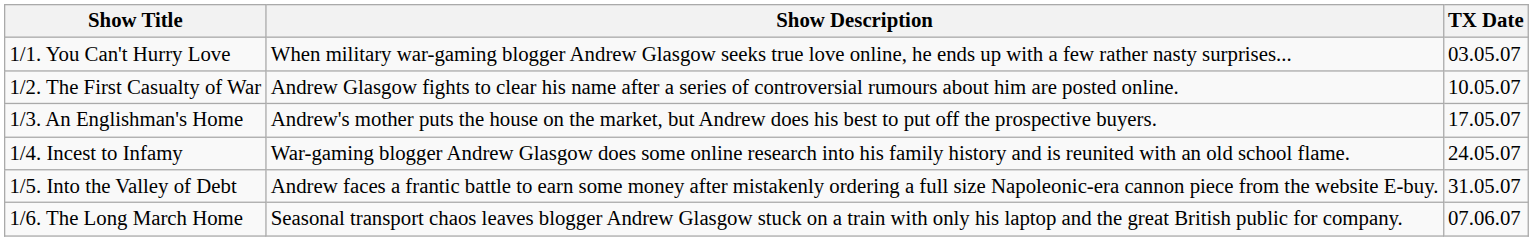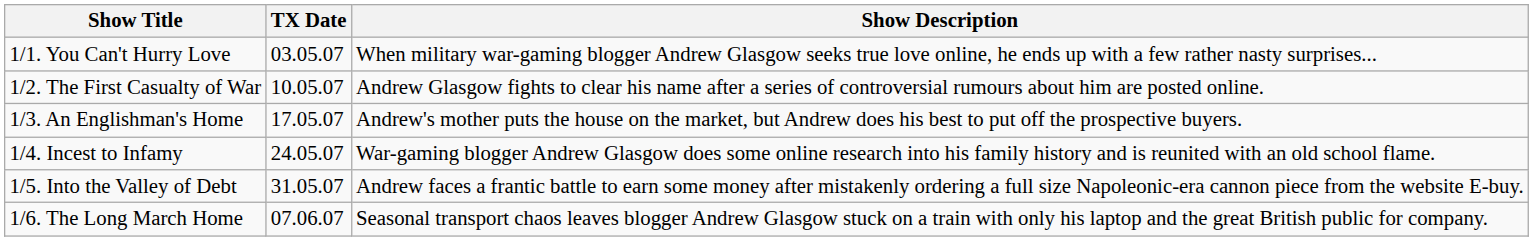columns swapped: (855, 20) <-> (1486, 20)
